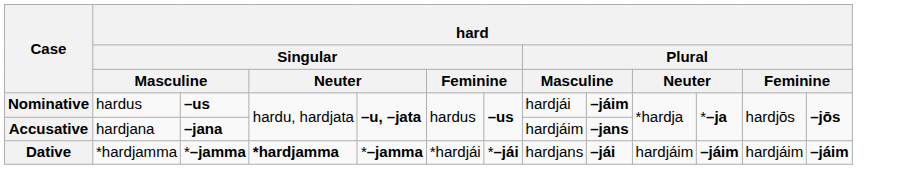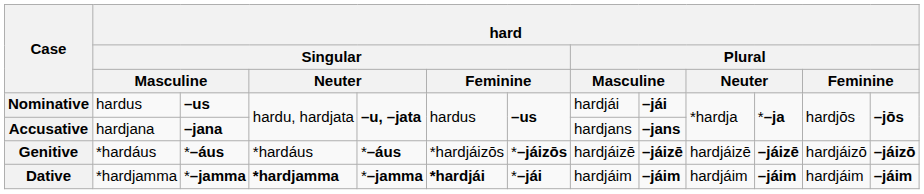(609, 104) –jáim -> (655, 104) –jái
(554, 128) hardjáim -> (603, 128) hardjans
+ row: (48, 152)
(455, 152) normal -> (457, 176) bold
(554, 152) hardjans -> (603, 176) hardjáim
(603, 152) –jái -> (661, 176) –jáim
